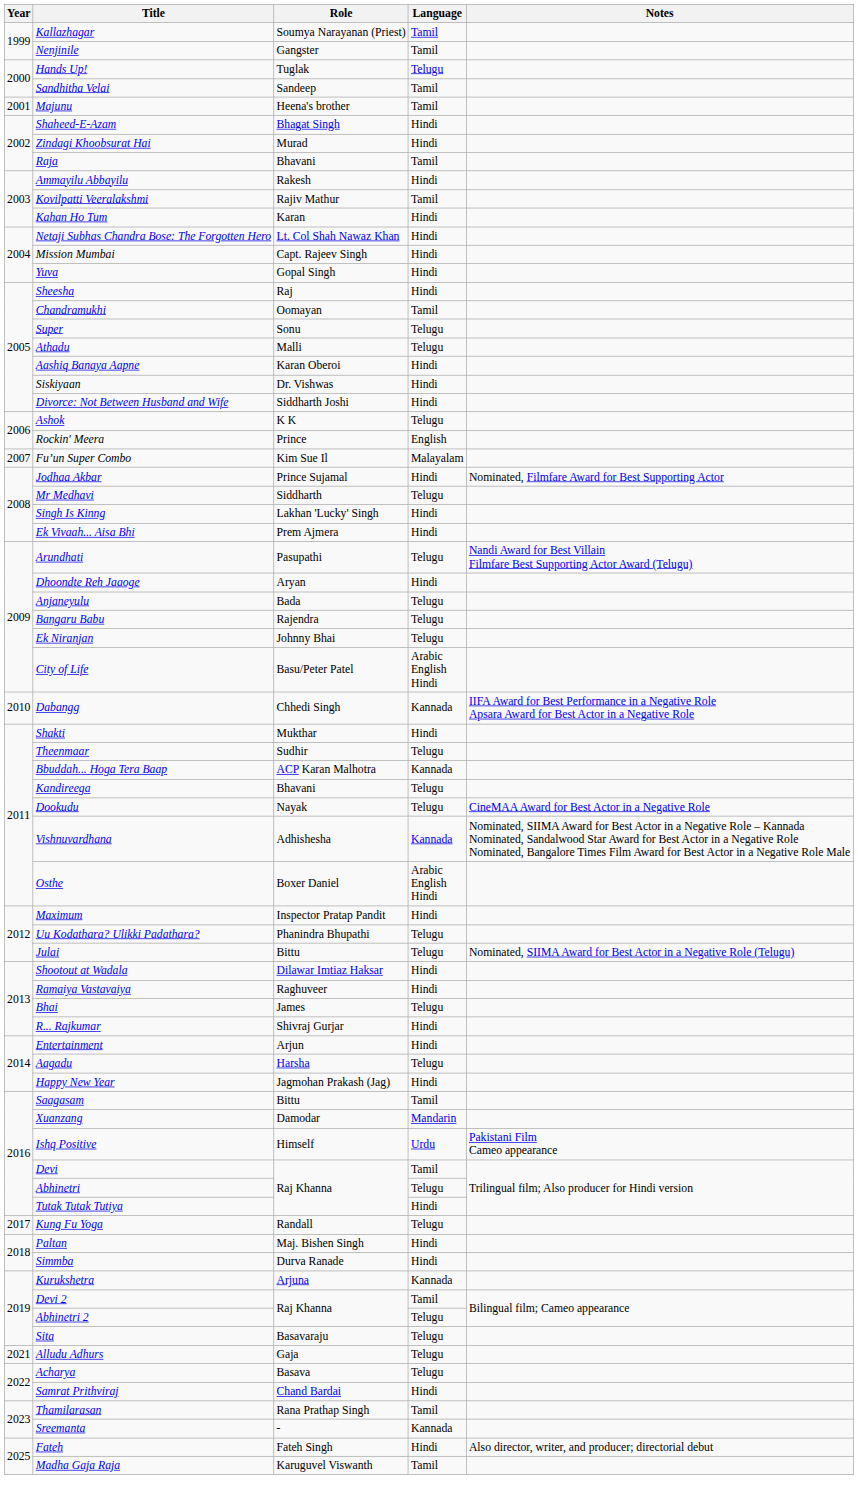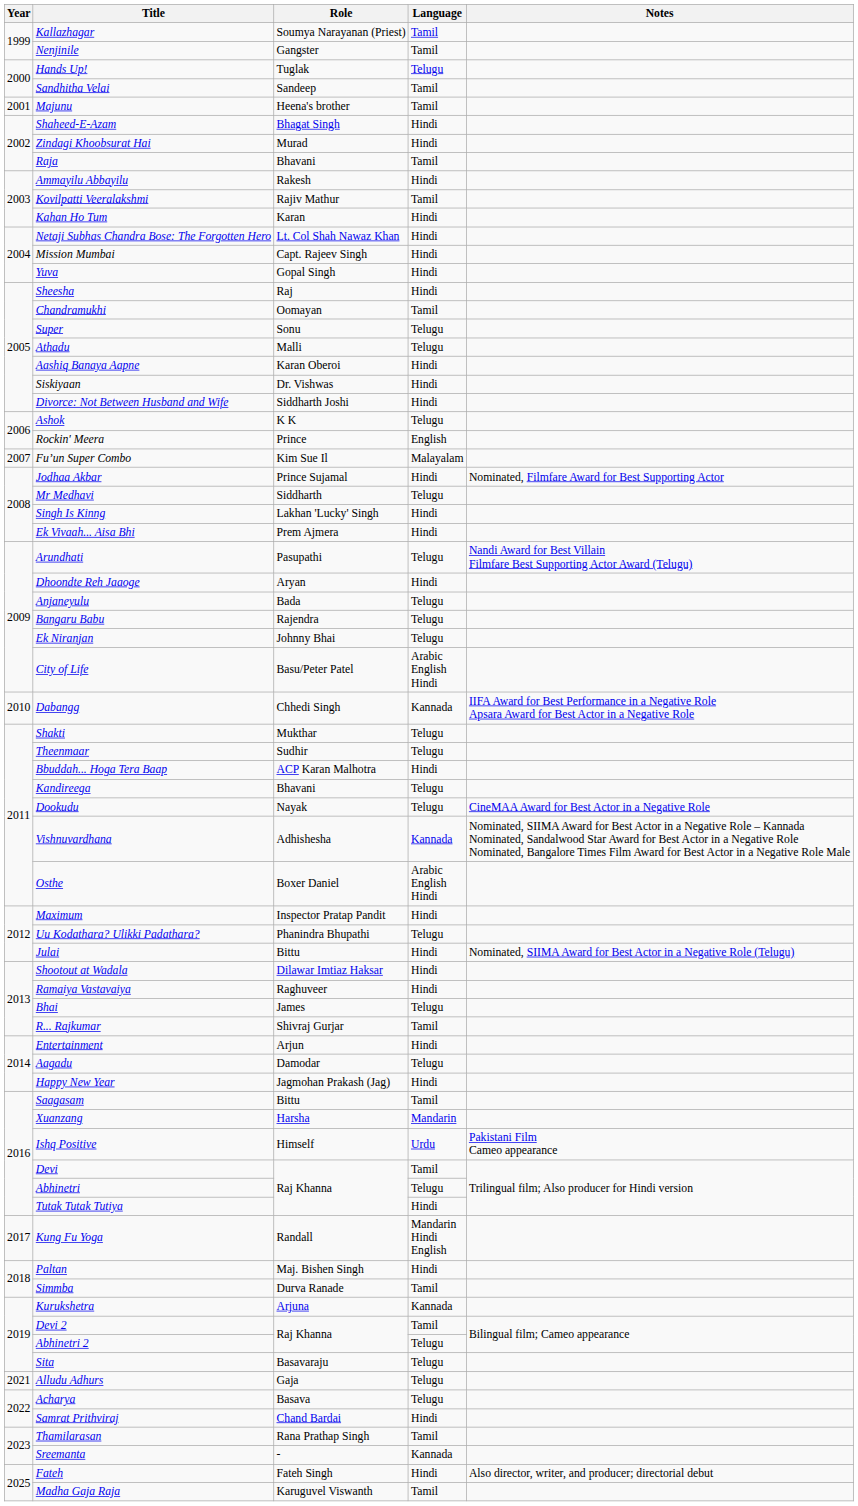(424, 733) Hindi -> (427, 733) Telugu
(432, 770) Kannada -> (424, 770) Hindi
(427, 952) Telugu -> (424, 952) Hindi
(424, 1026) Hindi -> (425, 1026) Tamil
(293, 1063) Harsha -> (298, 1063) Damodar
(298, 1119) Damodar -> (293, 1119) Harsha
(427, 1224) Telugu -> (434, 1238) Mandarin Hindi English
(424, 1261) Hindi -> (425, 1288) Tamil
